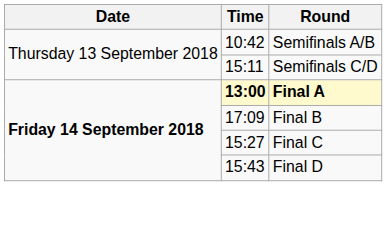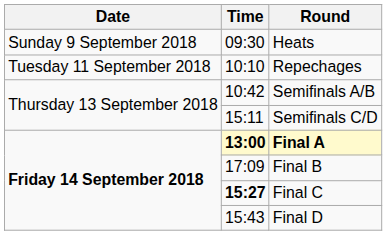+ row: (294, 42)
+ row: (317, 67)
(245, 142) normal -> (245, 192) bold
